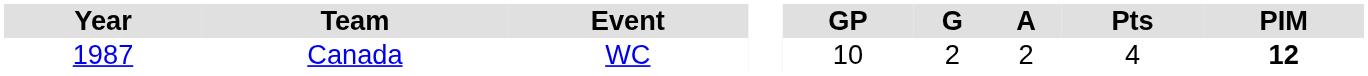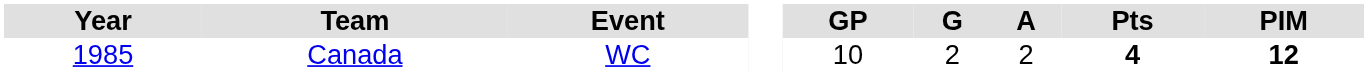(103, 54) 1987 -> (103, 54) 1985
(1133, 54) normal -> (1133, 54) bold
